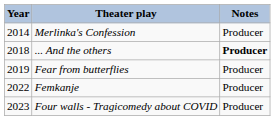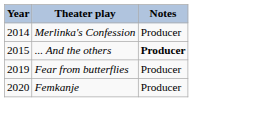(18, 51) 2018 -> (18, 51) 2015
(18, 88) 2022 -> (18, 88) 2020
- row: (126, 106)
